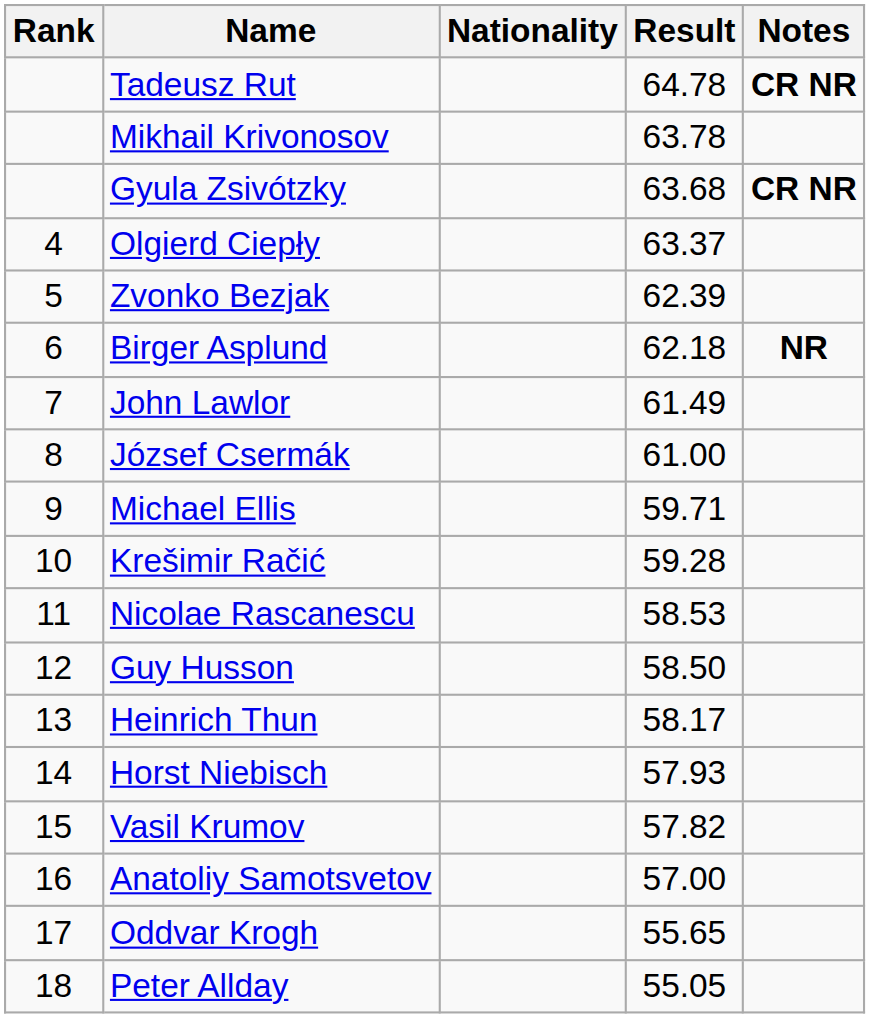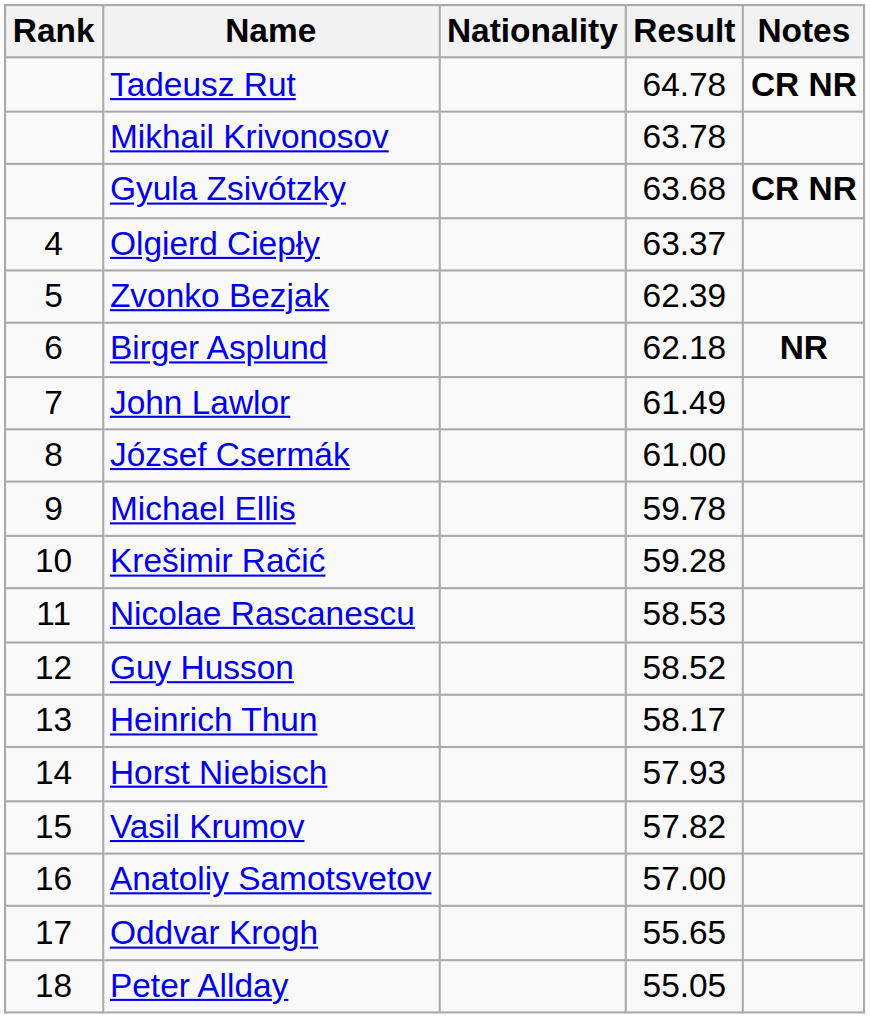(684, 508) 59.71 -> (684, 508) 59.78
(684, 667) 58.50 -> (684, 667) 58.52
